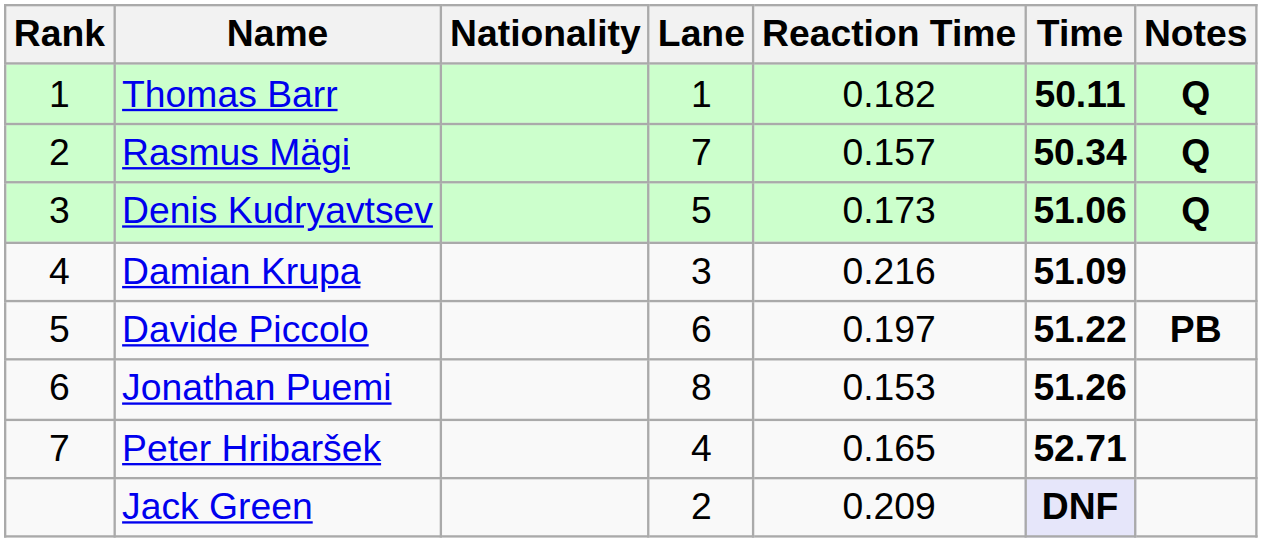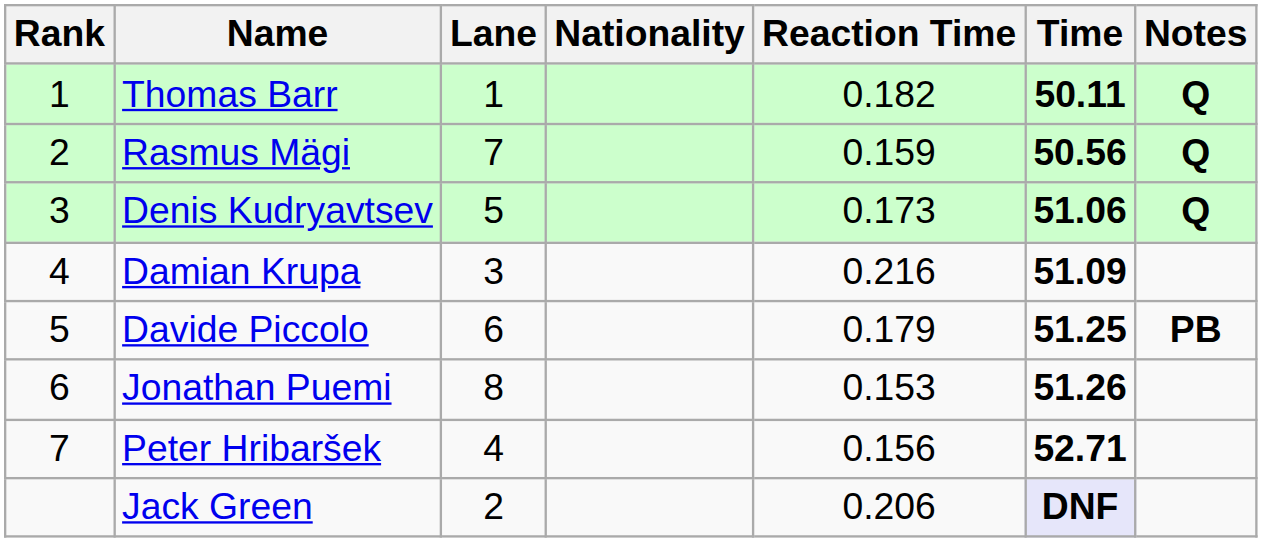columns swapped: (545, 34) <-> (701, 34)
(889, 152) 0.157 -> (889, 152) 0.159
(1080, 152) 50.34 -> (1080, 152) 50.56
(889, 329) 0.197 -> (889, 329) 0.179
(1080, 329) 51.22 -> (1080, 329) 51.25
(889, 447) 0.165 -> (889, 447) 0.156
(889, 507) 0.209 -> (889, 507) 0.206
